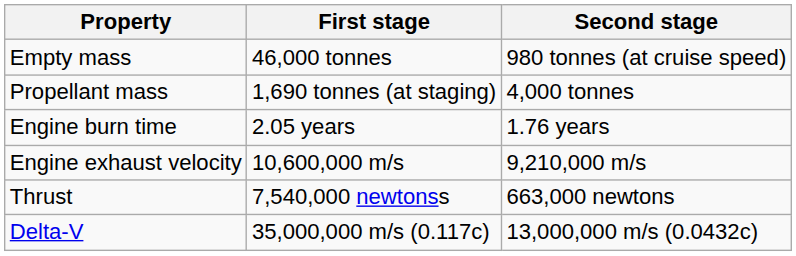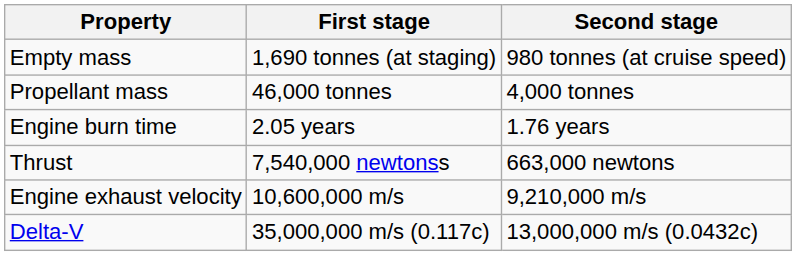(322, 57) 46,000 tonnes -> (374, 57) 1,690 tonnes (at staging)
(374, 92) 1,690 tonnes (at staging) -> (322, 92) 46,000 tonnes
rows swapped: (41, 197) <-> (126, 162)
